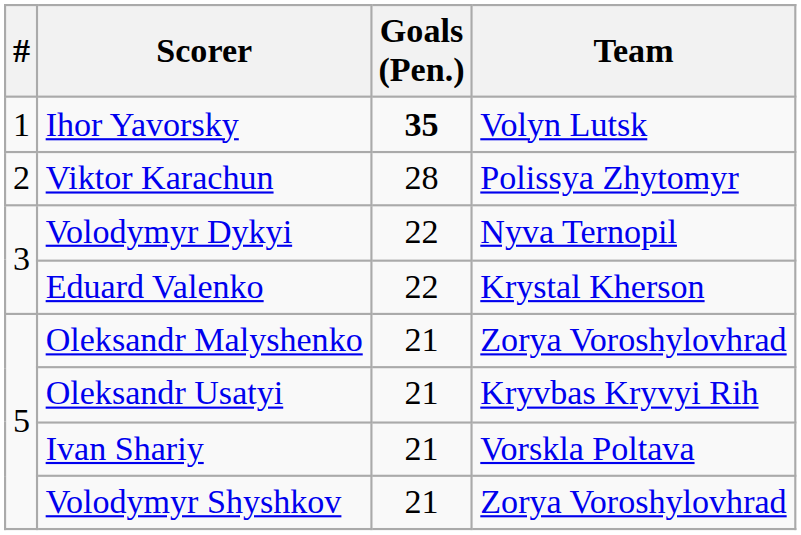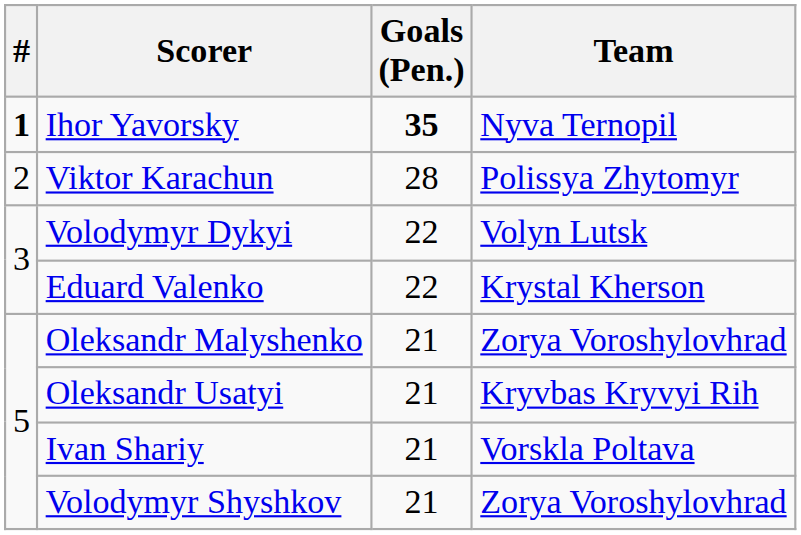(21, 123) normal -> (21, 123) bold
(564, 123) Volyn Lutsk -> (579, 123) Nyva Ternopil
(579, 232) Nyva Ternopil -> (564, 232) Volyn Lutsk
